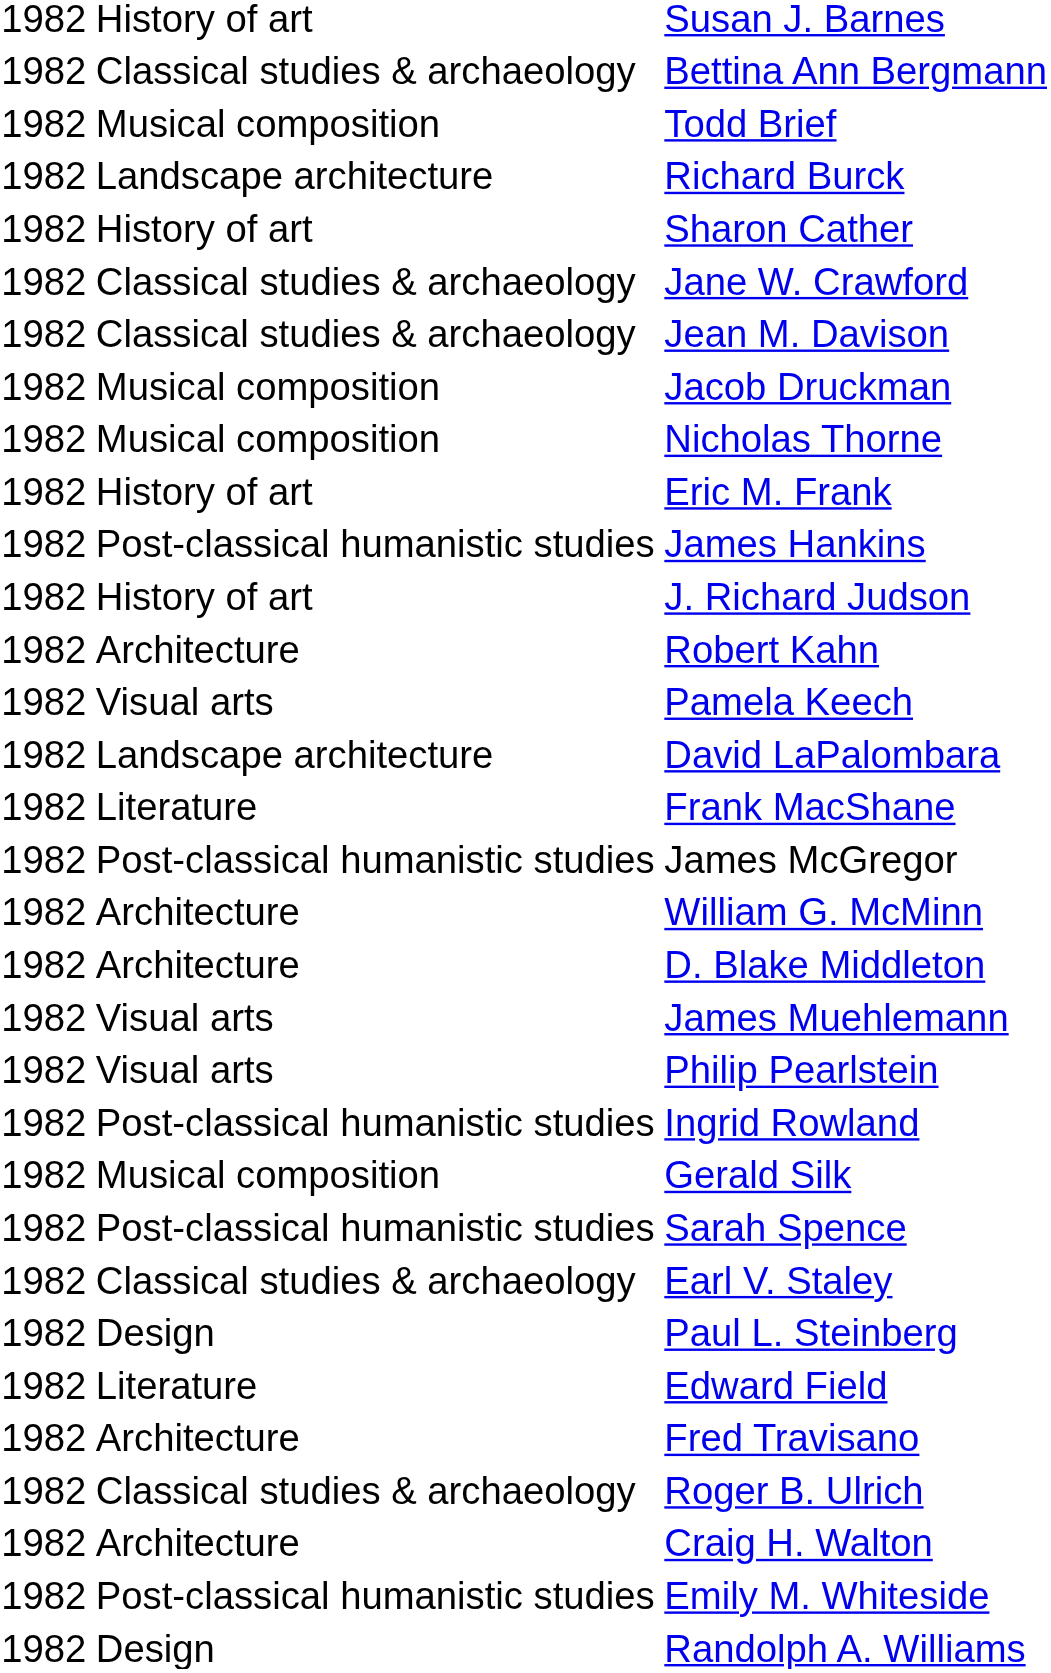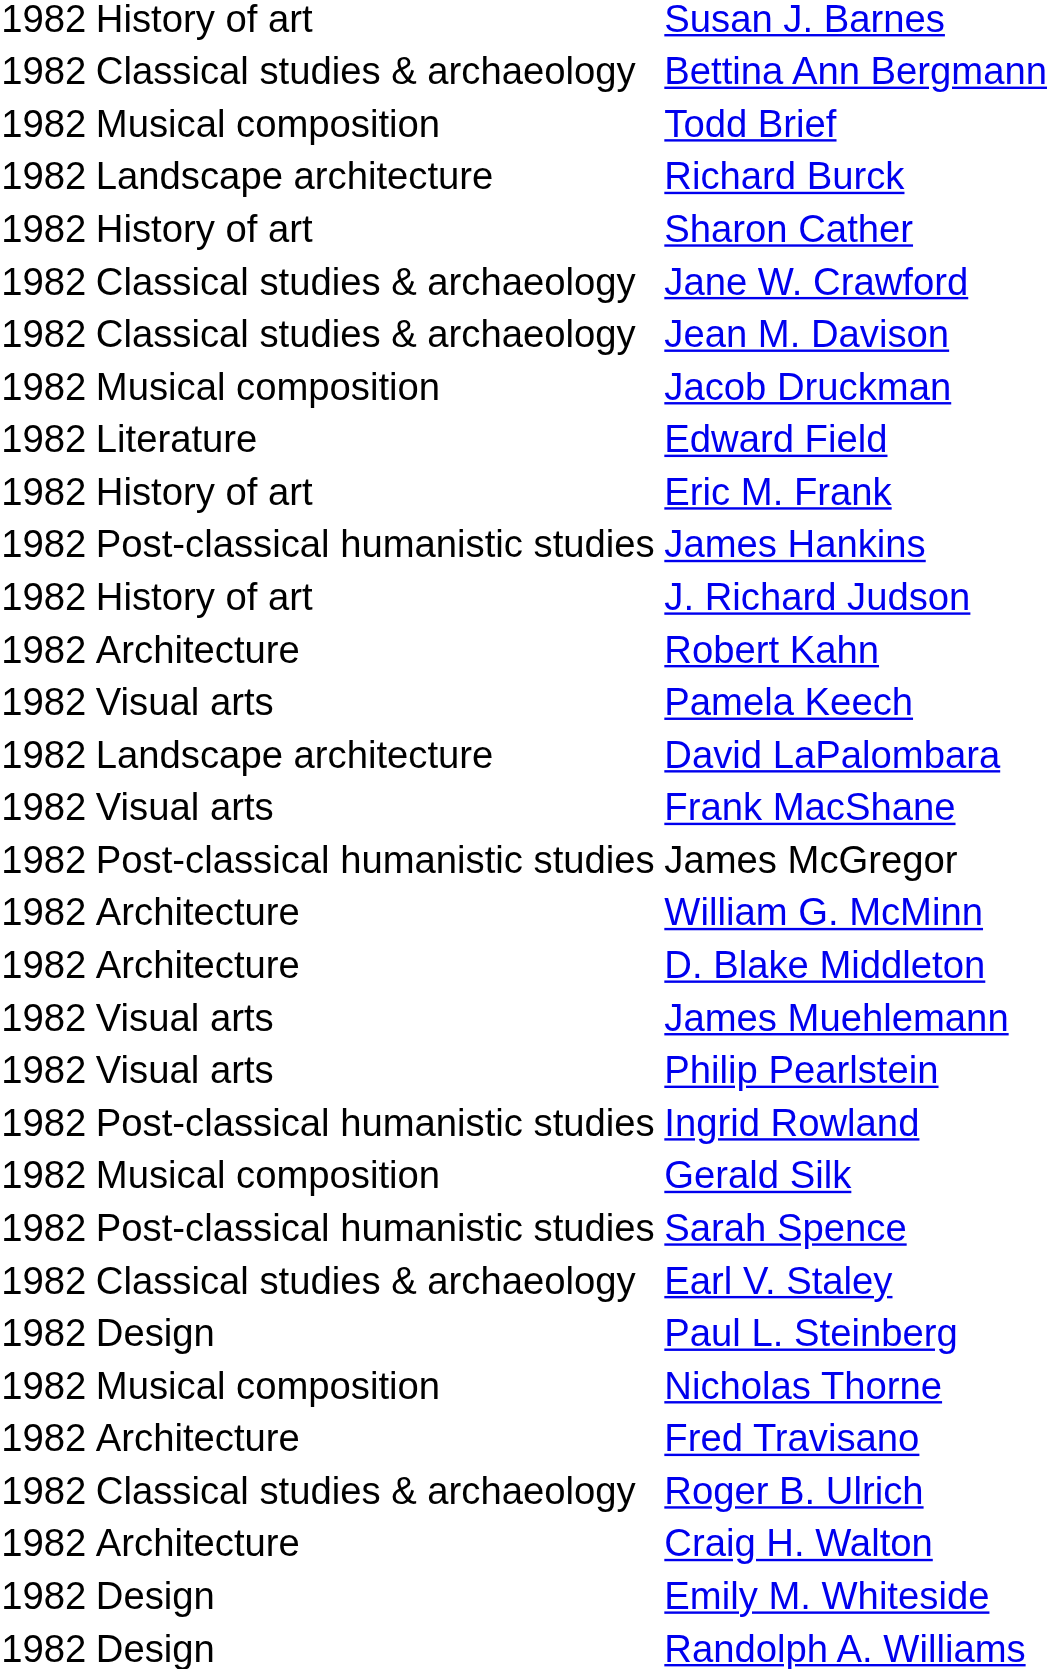rows swapped: (776, 1386) <-> (803, 439)
(177, 807) Literature -> (185, 807) Visual arts
(375, 1596) Post-classical humanistic studies -> (155, 1596) Design
